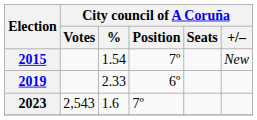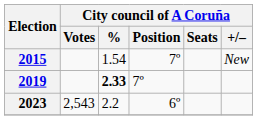(114, 81) normal -> (114, 81) bold
(175, 81) 6º -> (138, 81) 7º
(110, 103) 1.6 -> (110, 103) 2.2
(138, 103) 7º -> (175, 103) 6º
